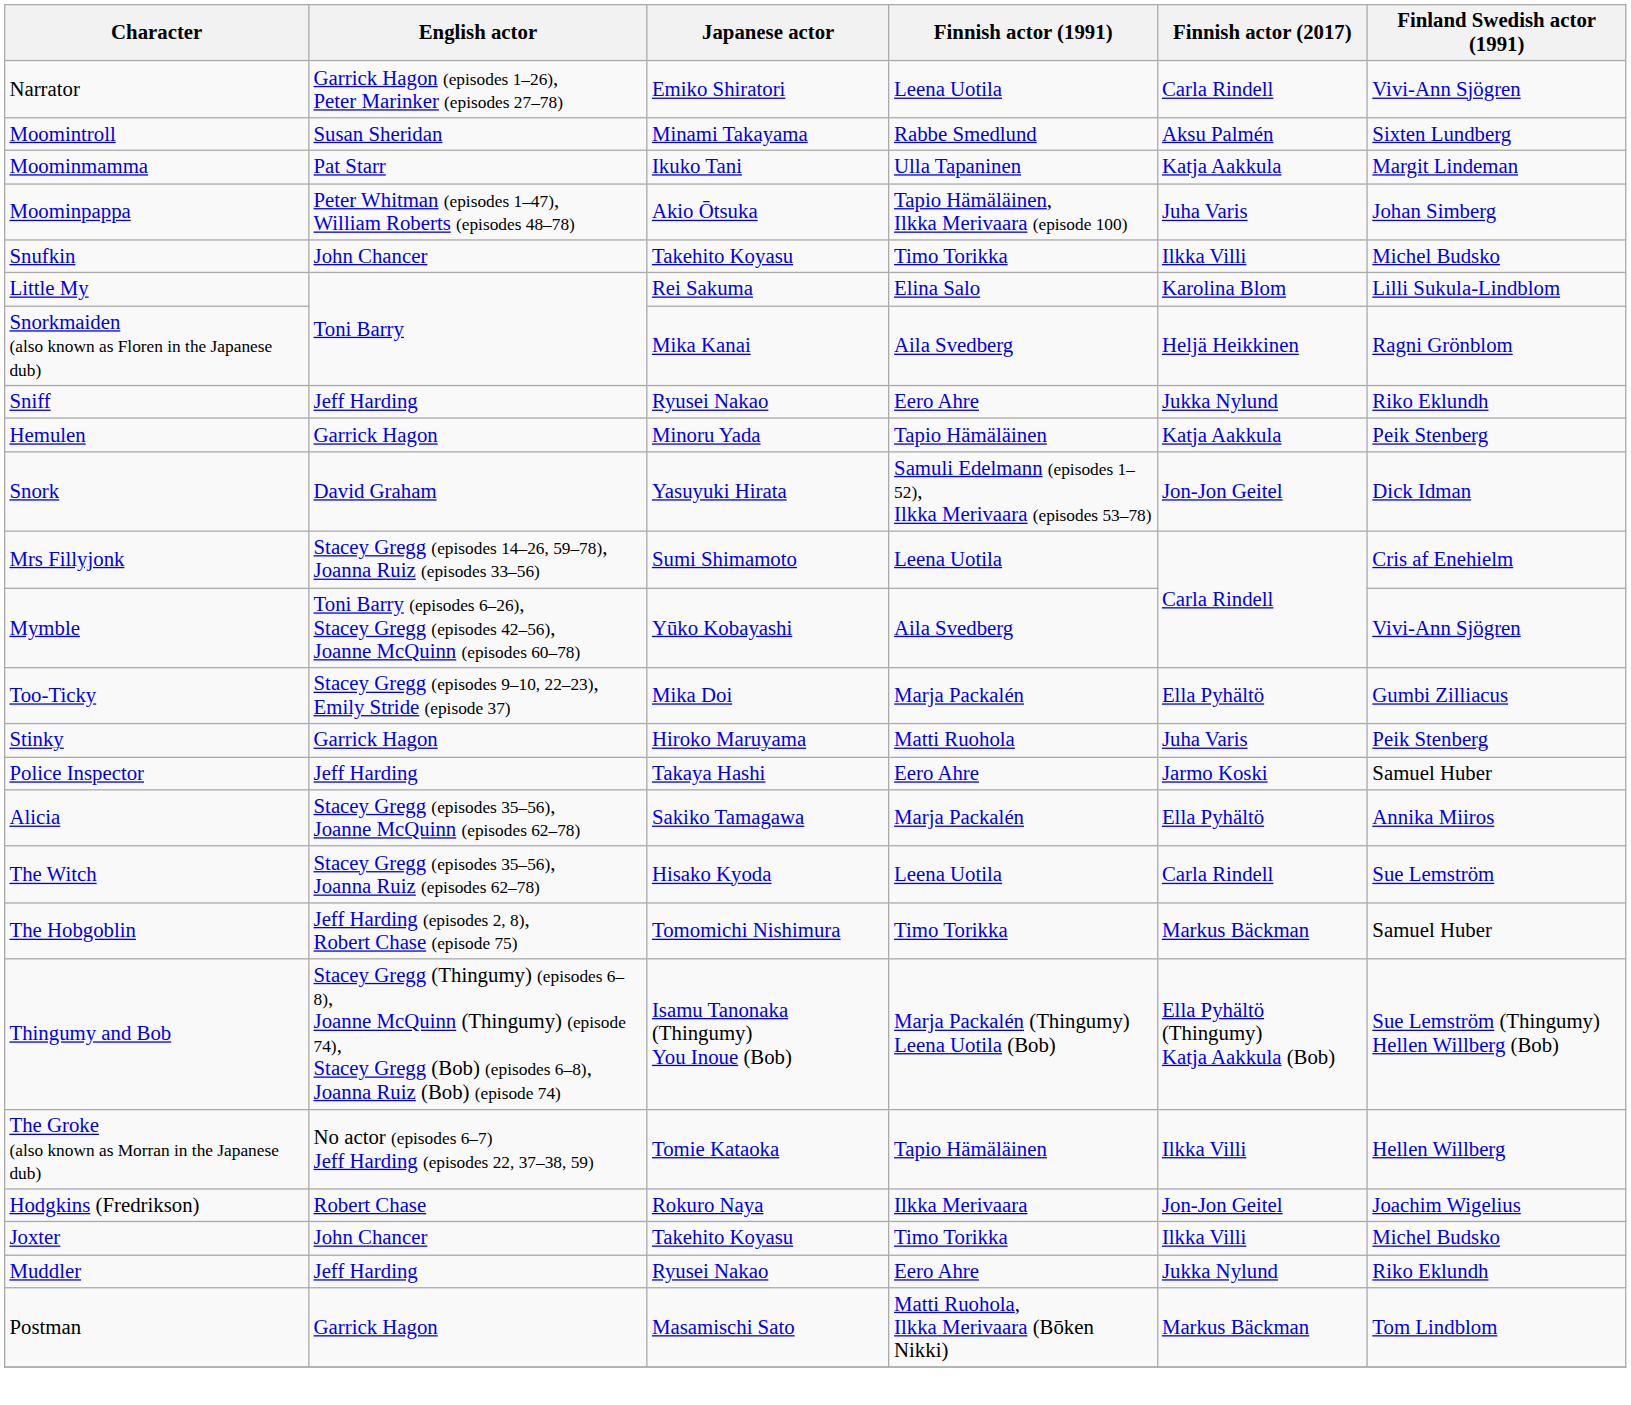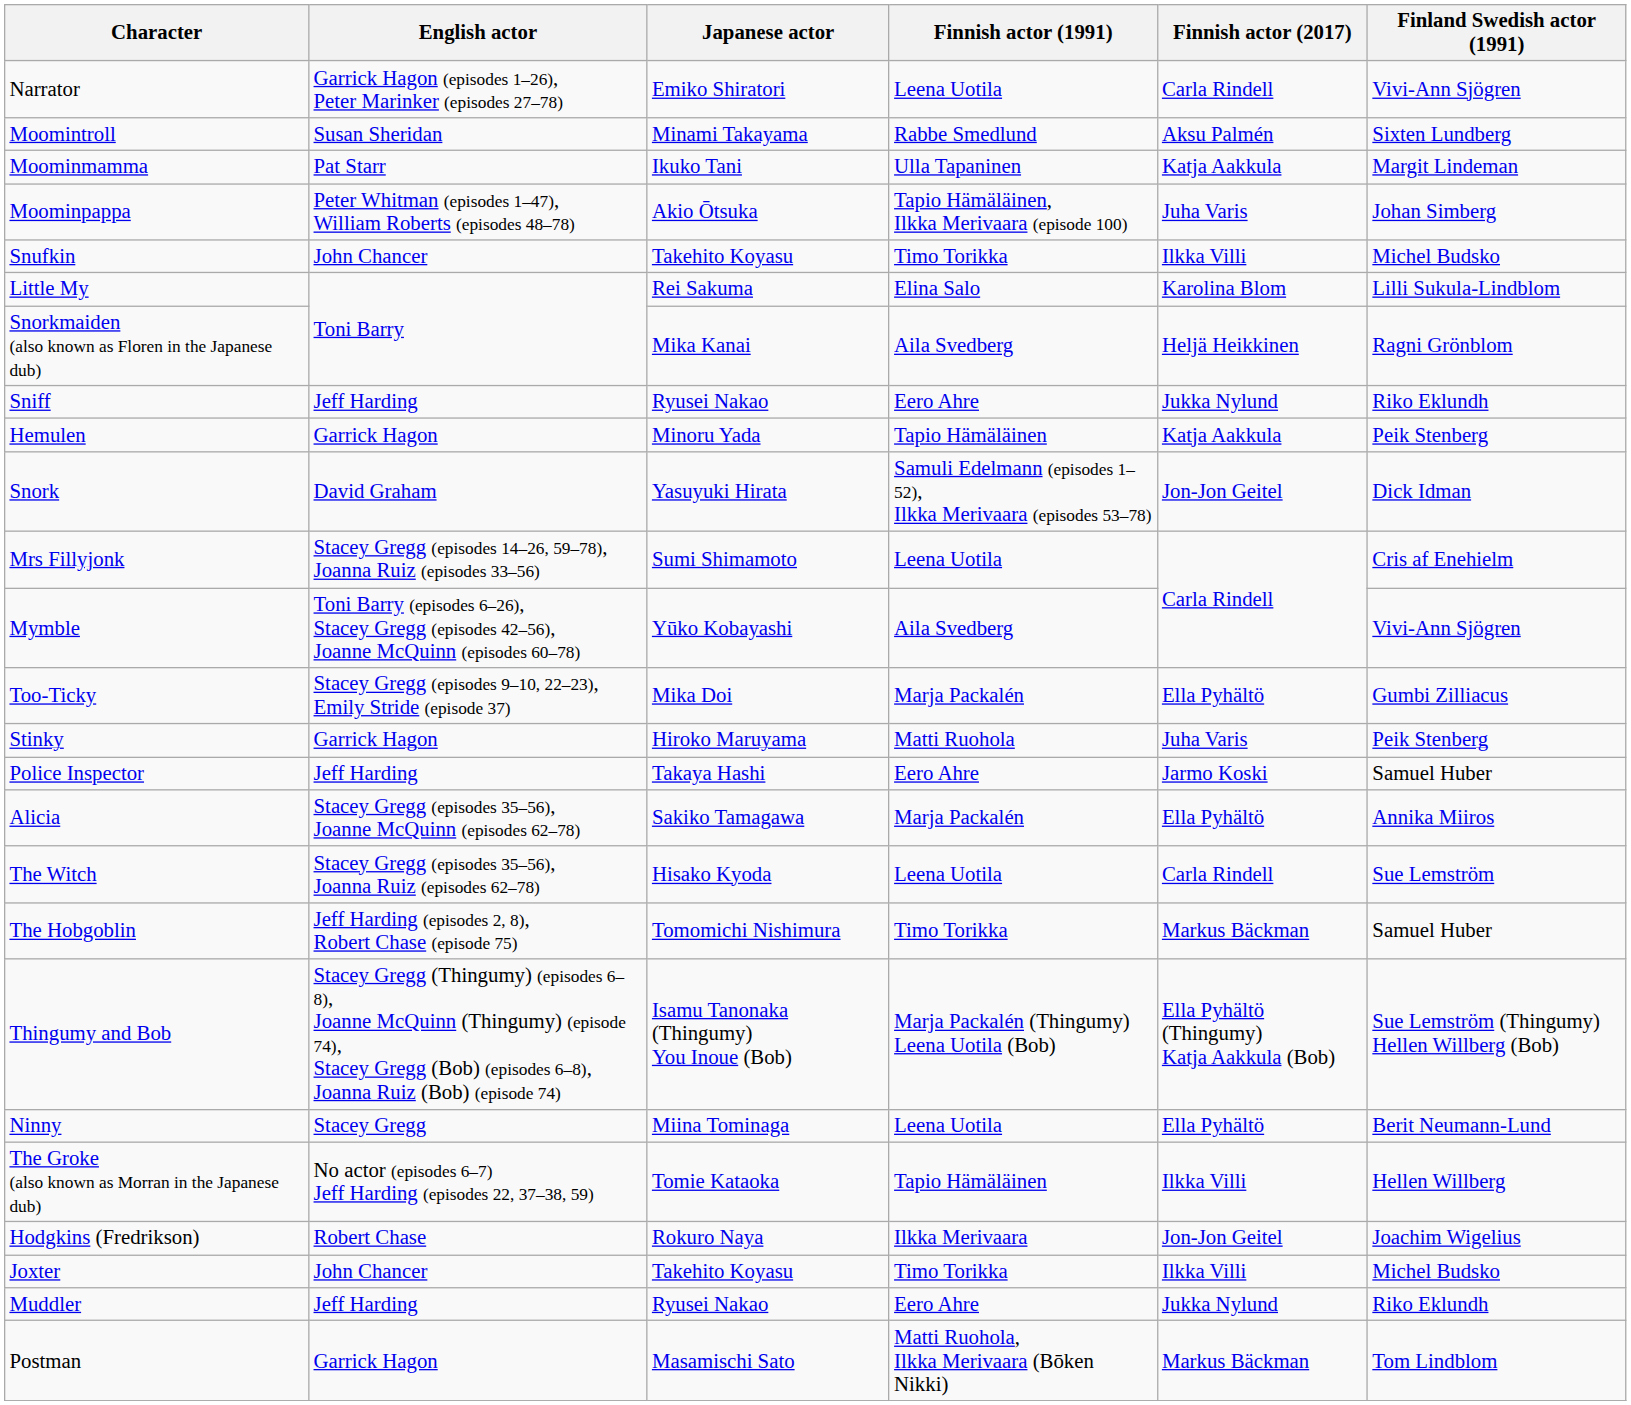+ row: (35, 1125)
